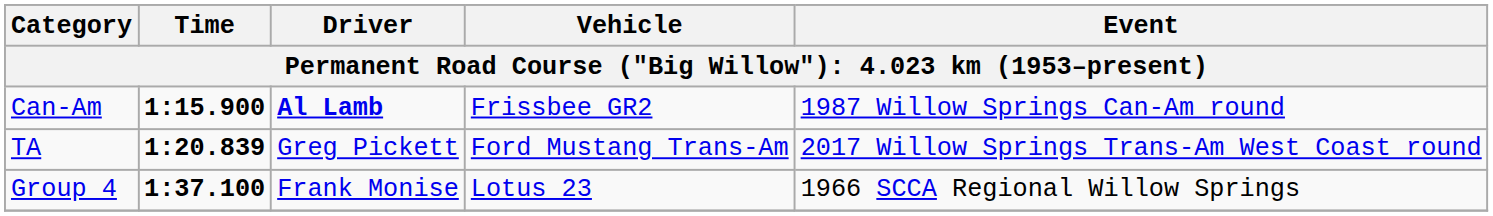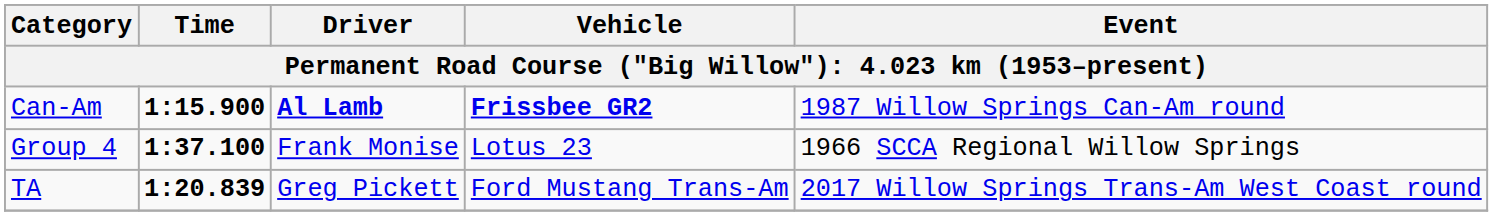(562, 108) normal -> (562, 108) bold
rows swapped: (26, 149) <-> (64, 190)
